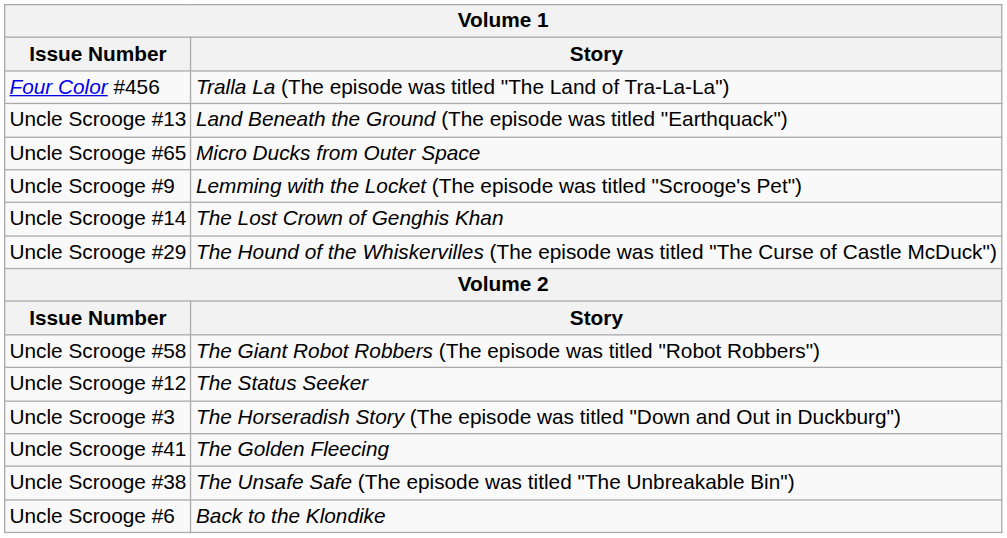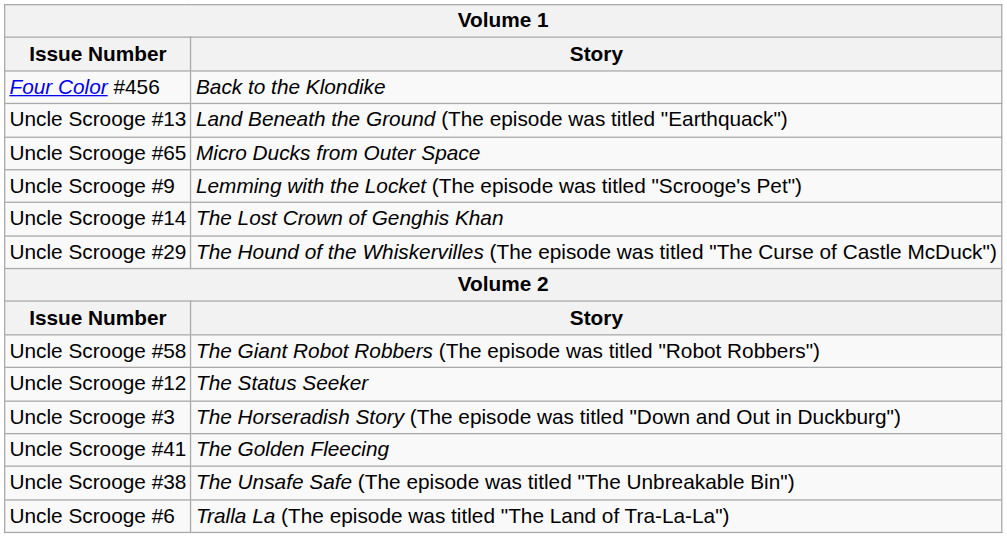(463, 86) Tralla La (The episode was titled "The Land of Tra-La-La") -> (291, 86) Back to the Klondike
(291, 515) Back to the Klondike -> (463, 515) Tralla La (The episode was titled "The Land of Tra-La-La")
